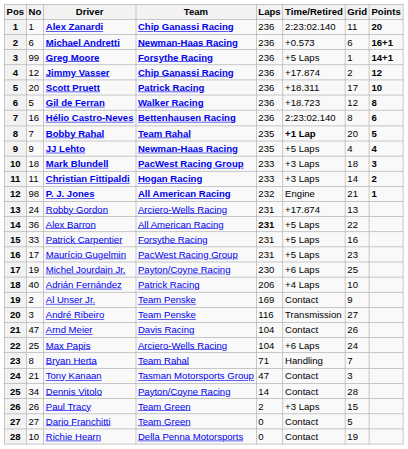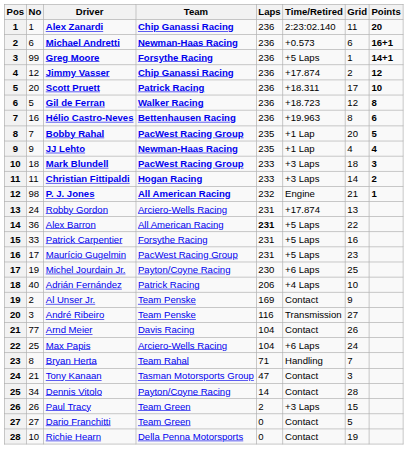(310, 118) 2:23:02.140 -> (303, 118) +19.963
(164, 133) Team Rahal -> (191, 133) PacWest Racing Group
(300, 133) bold -> (300, 133) normal
(302, 149) +5 Laps -> (300, 149) +1 Lap
(34, 330) 47 -> (34, 330) 77
